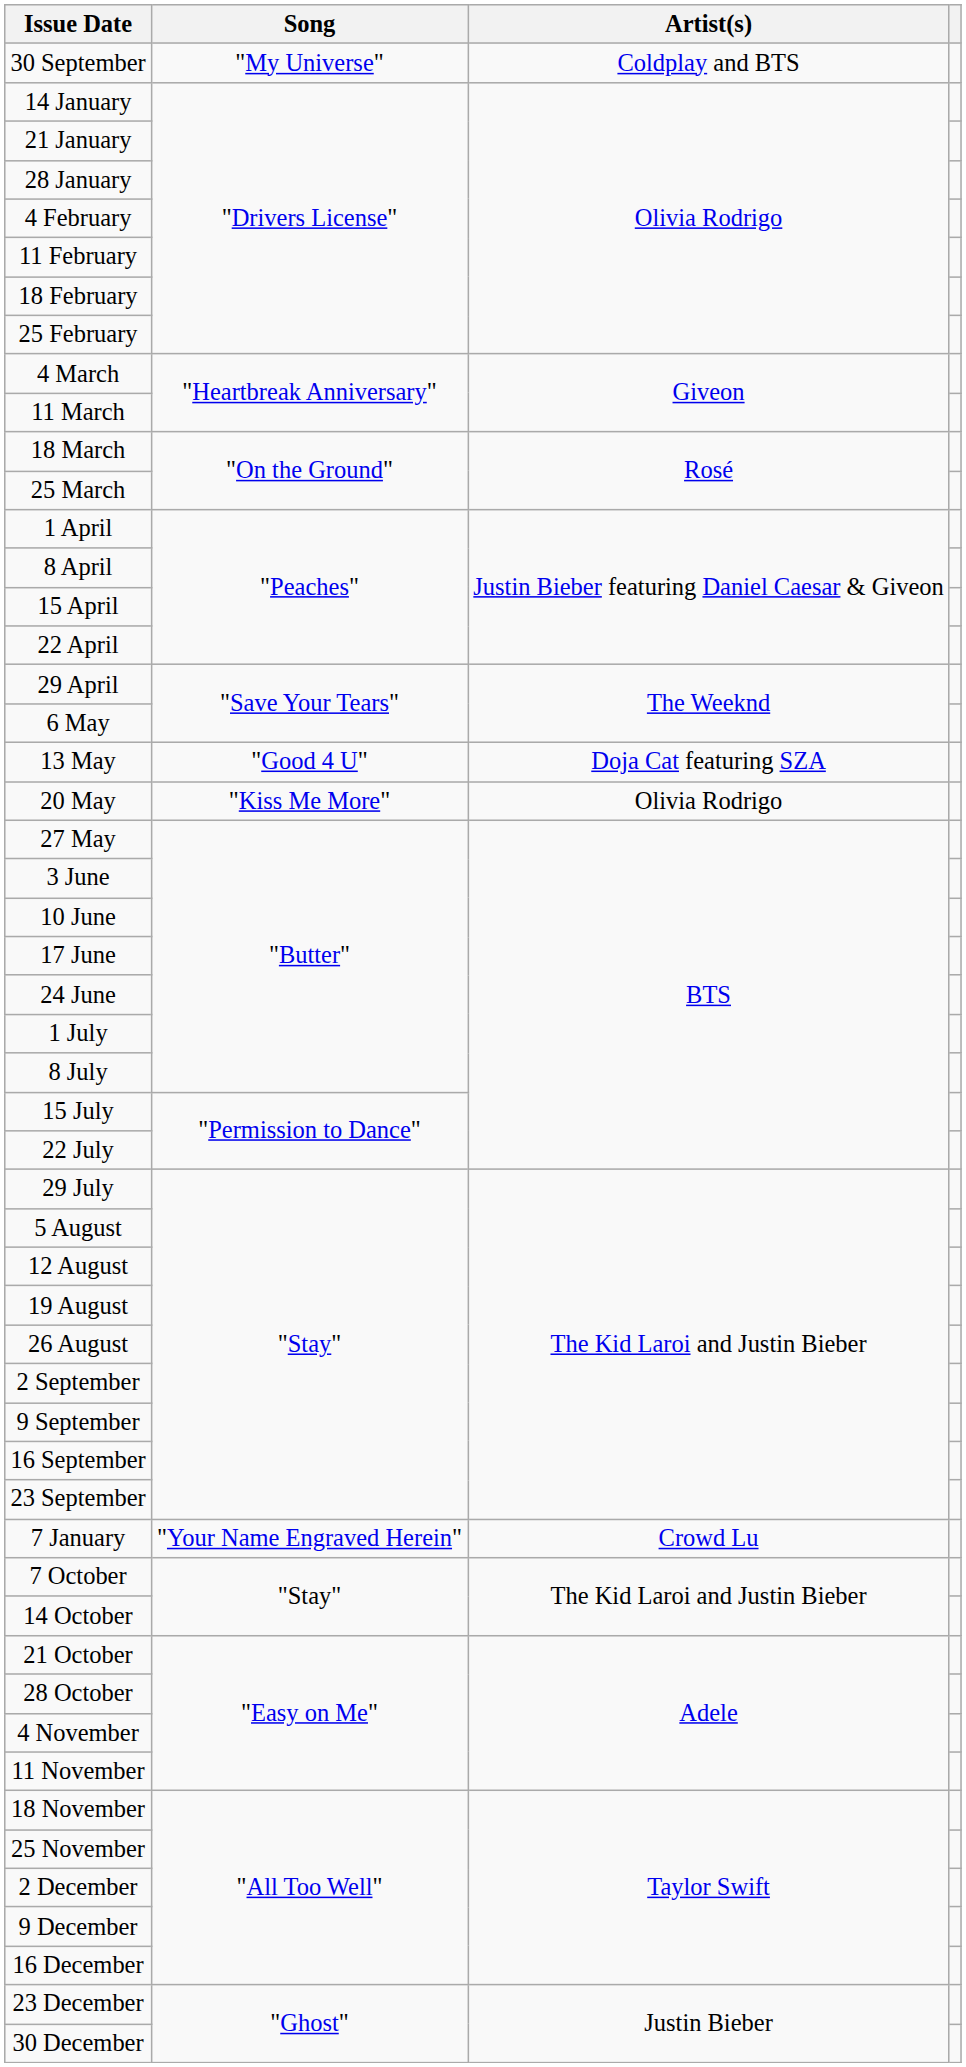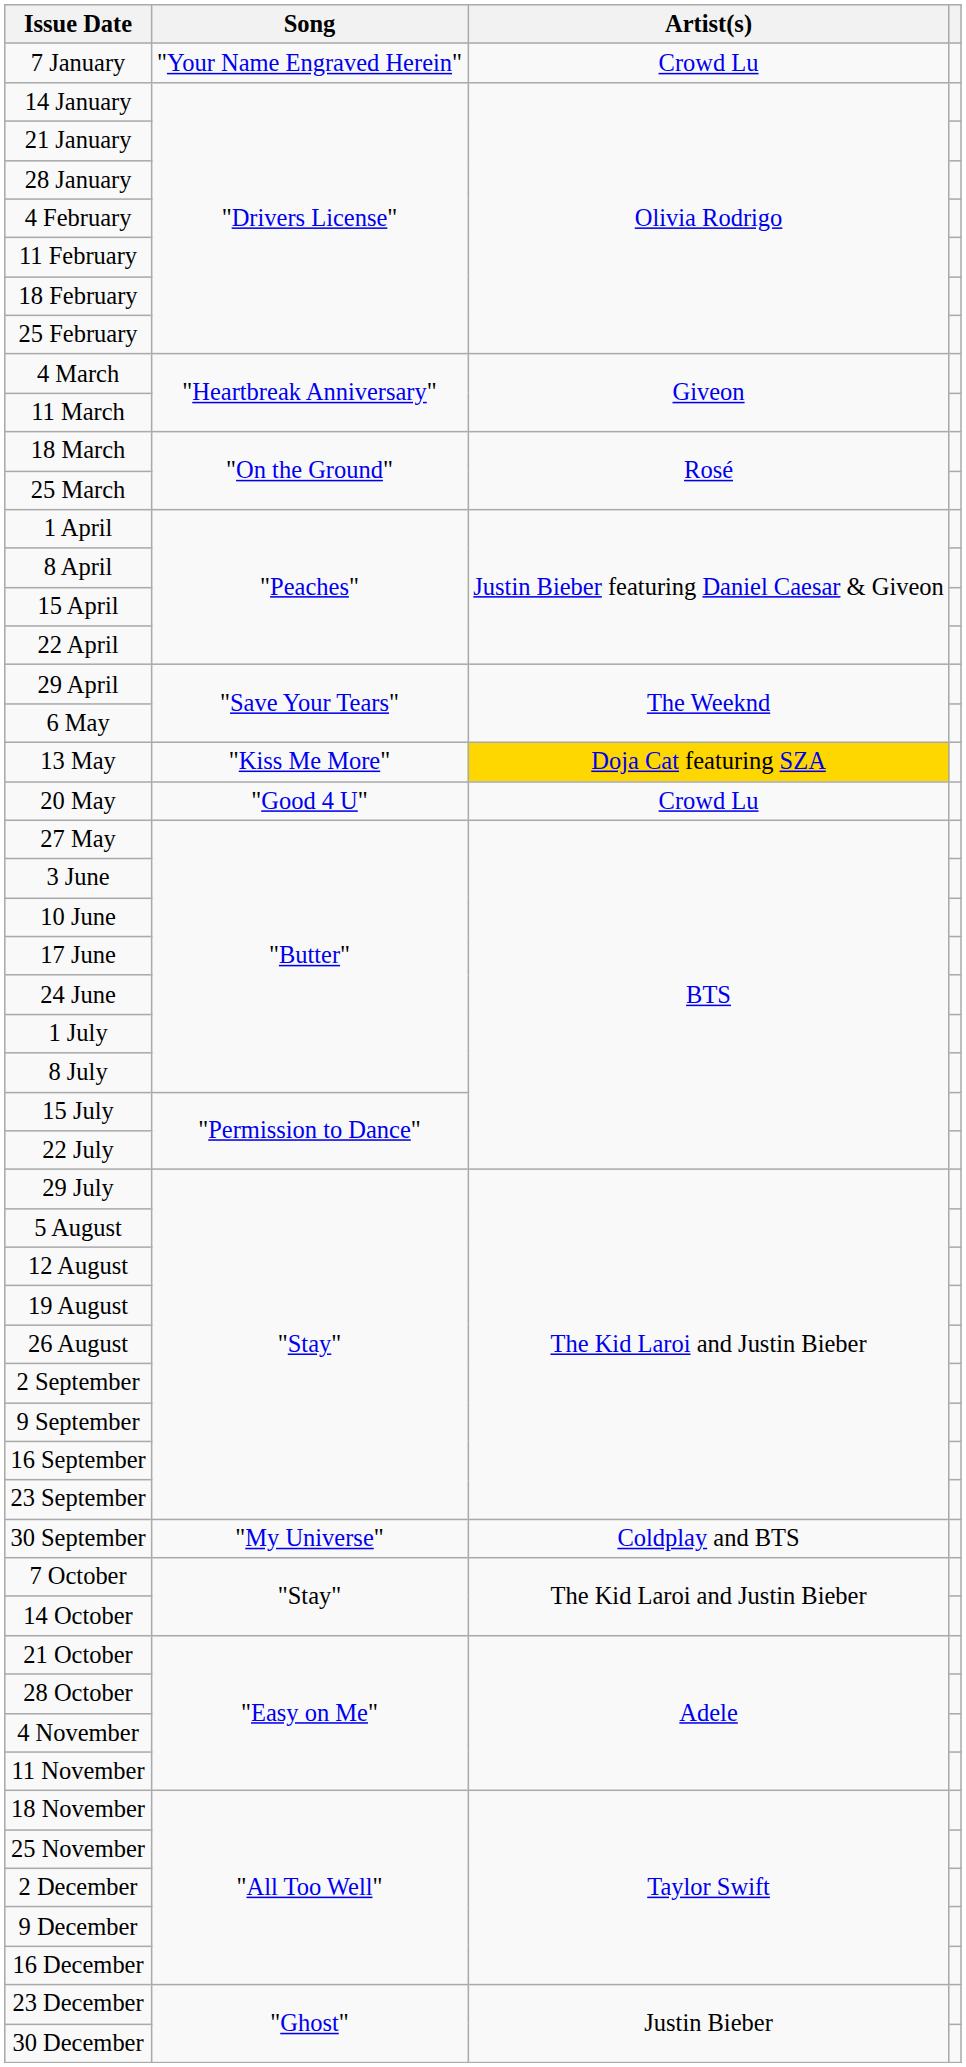rows swapped: (78, 1538) <-> (78, 62)
(310, 761) "Good 4 U" -> (309, 761) "Kiss Me More"
(709, 761) no background -> (709, 761) gold background
(309, 800) "Kiss Me More" -> (310, 800) "Good 4 U"
(709, 800) Olivia Rodrigo -> (709, 800) Crowd Lu
